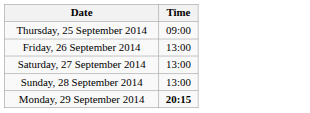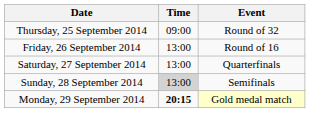+ column: (251, 13)
(178, 82) no background -> (178, 82) lightgrey background
